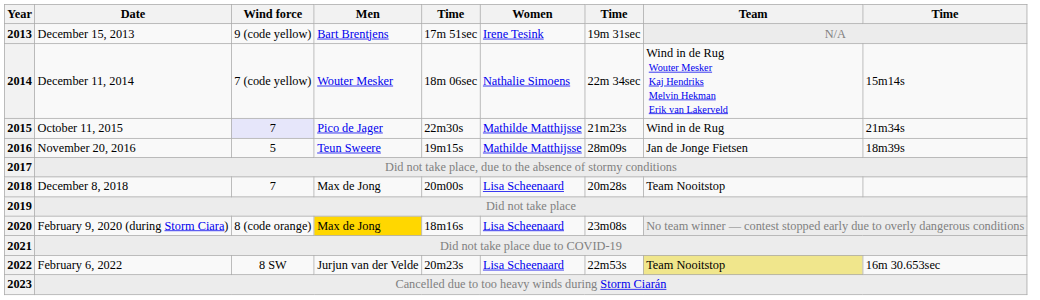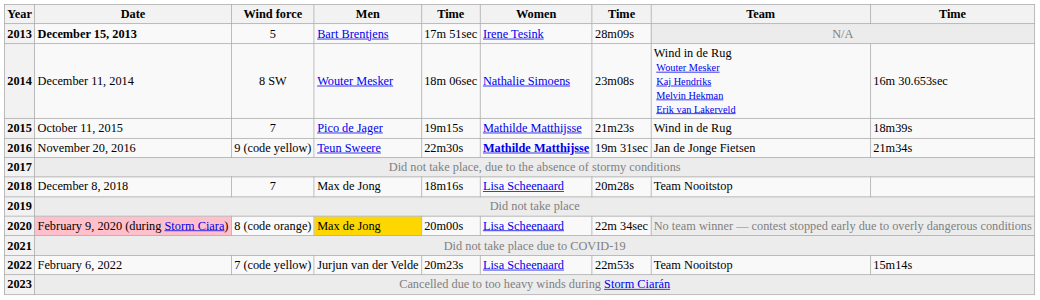(86, 33) normal -> (87, 33) bold
(273, 33) 9 (code yellow) -> (273, 33) 5
(614, 33) 19m 31sec -> (615, 33) 28m09s
(273, 81) 7 (code yellow) -> (273, 81) 8 SW
(614, 81) 22m 34sec -> (615, 81) 23m08s
(885, 81) 15m14s -> (911, 81) 16m 30.653sec
(273, 128) lavender background -> (273, 128) no background
(444, 128) 22m30s -> (444, 128) 19m15s
(885, 128) 21m34s -> (893, 128) 18m39s
(273, 147) 5 -> (273, 147) 9 (code yellow)
(444, 147) 19m15s -> (444, 147) 22m30s
(532, 147) normal -> (536, 147) bold
(607, 147) 28m09s -> (622, 147) 19m 31sec
(885, 147) 18m39s -> (893, 147) 21m34s
(444, 186) 20m00s -> (444, 186) 18m16s
(133, 226) no background -> (133, 226) pink background
(444, 226) 18m16s -> (444, 226) 20m00s
(607, 226) 23m08s -> (622, 226) 22m 34sec
(273, 265) 8 SW -> (273, 265) 7 (code yellow)
(686, 265) khaki background -> (693, 265) no background
(903, 265) 16m 30.653sec -> (893, 265) 15m14s
